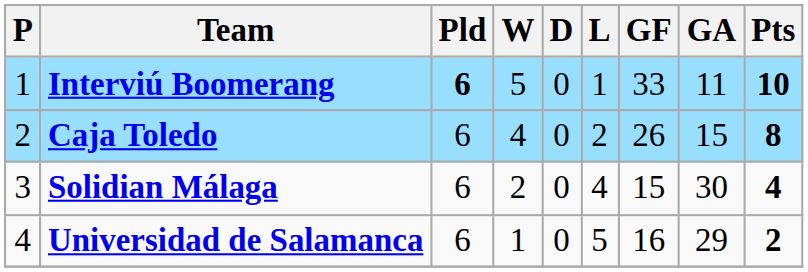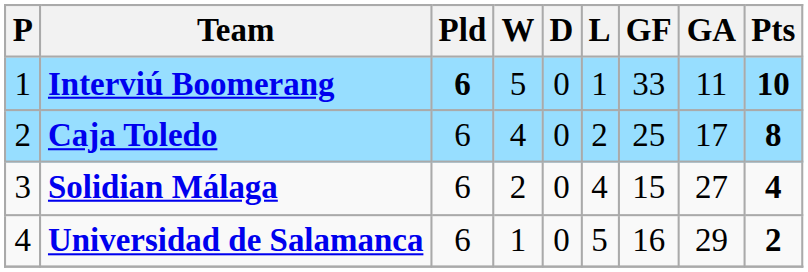(649, 135) 26 -> (649, 135) 25
(711, 135) 15 -> (711, 135) 17
(711, 187) 30 -> (711, 187) 27
